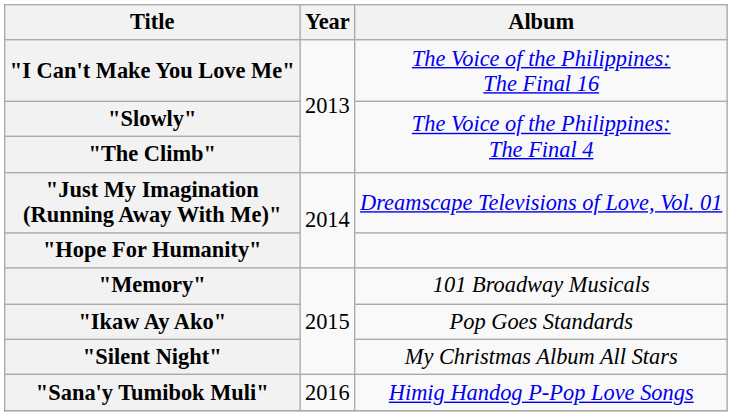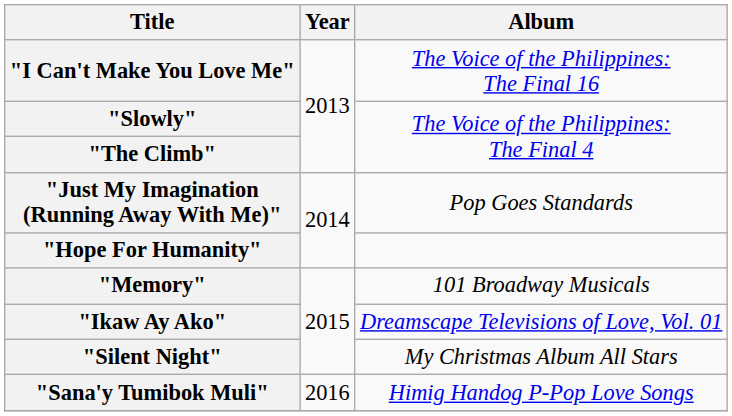(541, 202) Dreamscape Televisions of Love, Vol. 01 -> (541, 202) Pop Goes Standards
(541, 321) Pop Goes Standards -> (541, 321) Dreamscape Televisions of Love, Vol. 01
